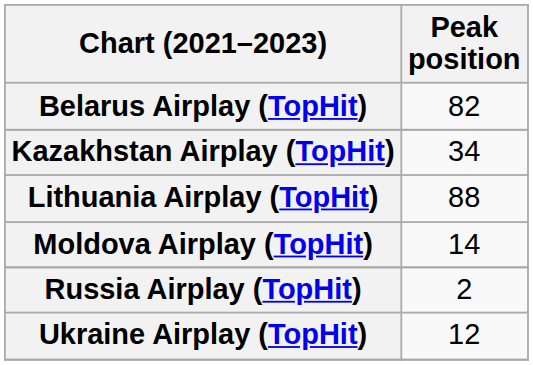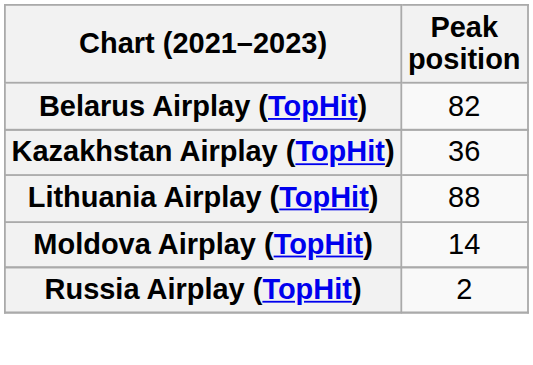(464, 151) 34 -> (464, 151) 36
- row: (203, 335)
